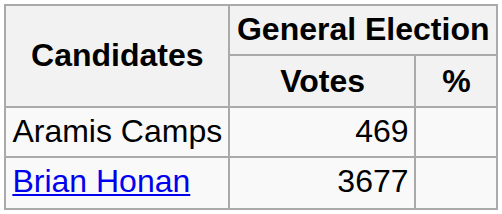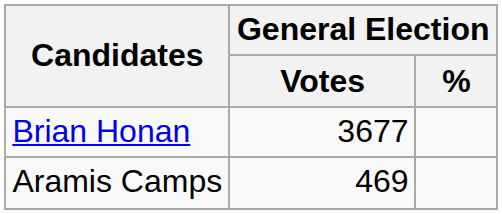rows swapped: (101, 182) <-> (117, 131)
